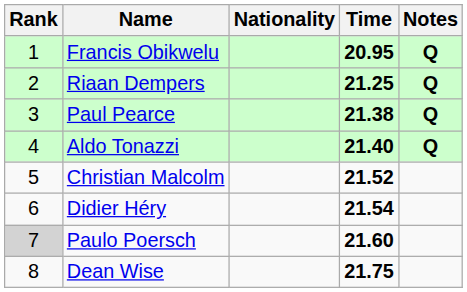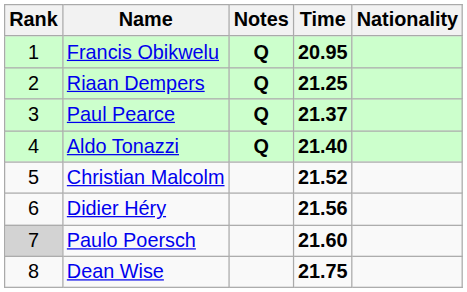columns swapped: (284, 20) <-> (431, 20)
(369, 114) 21.38 -> (323, 114) 21.37
(369, 209) 21.54 -> (323, 209) 21.56
